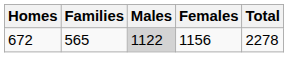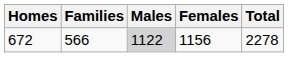(77, 39) 565 -> (77, 39) 566
